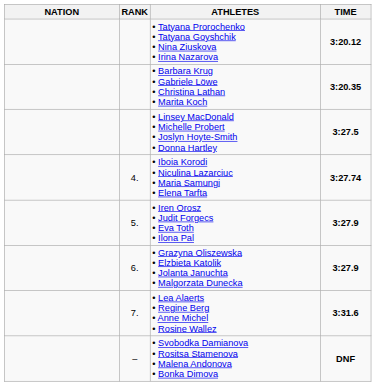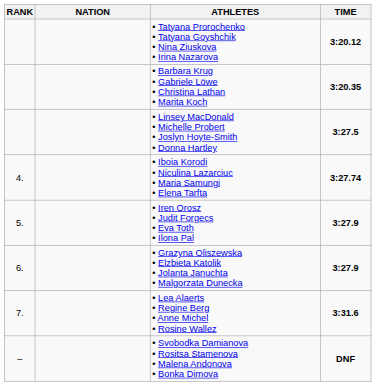columns swapped: (135, 12) <-> (62, 12)
